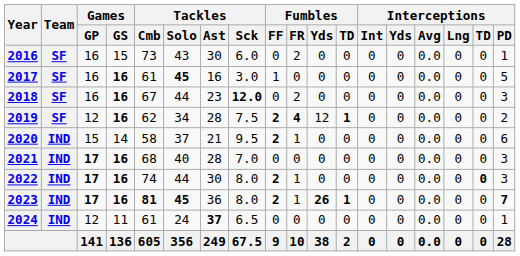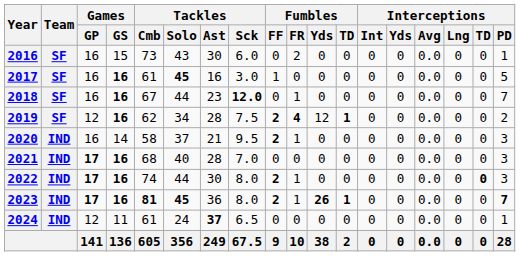(297, 97) 2 -> (297, 97) 1
(504, 97) 3 -> (504, 97) 7
(92, 138) 15 -> (92, 138) 16
(504, 138) 6 -> (504, 138) 3
